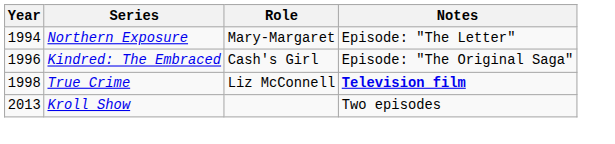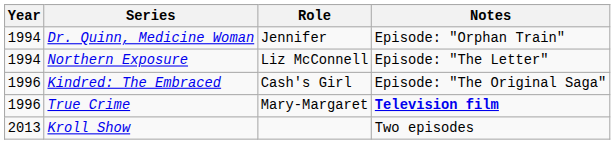+ row: (151, 38)
(281, 38) Mary-Margaret -> (315, 61) Liz McConnell
(24, 83) 1998 -> (24, 106) 1996
(281, 83) Liz McConnell -> (315, 106) Mary-Margaret
